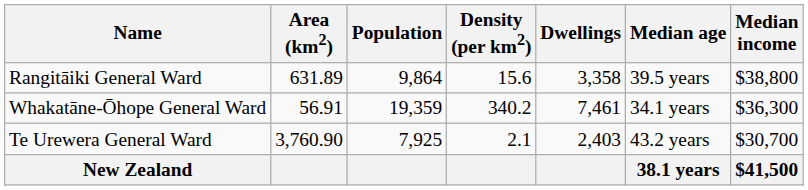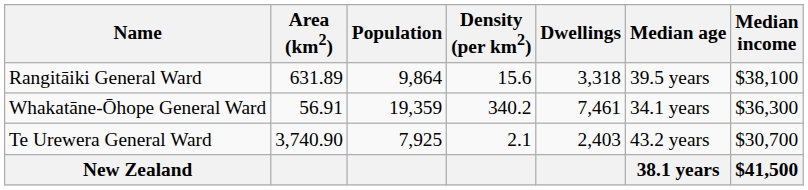(599, 77) 3,358 -> (599, 77) 3,318
(767, 77) $38,800 -> (767, 77) $38,100
(309, 138) 3,760.90 -> (309, 138) 3,740.90
